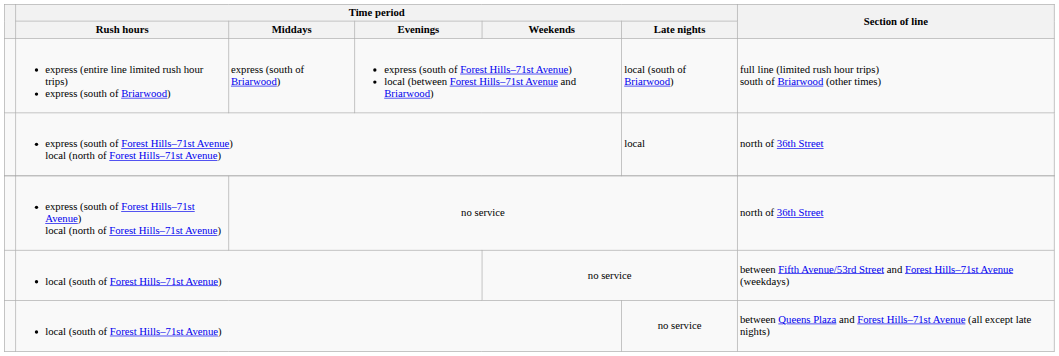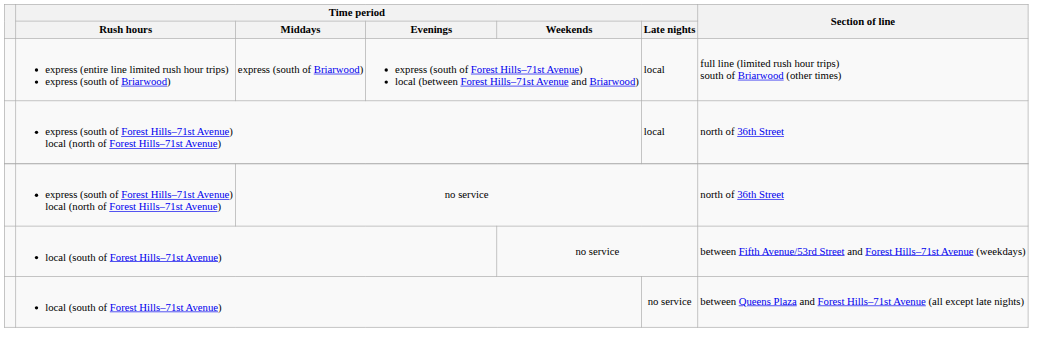(655, 75) local (south of Briarwood) -> (654, 69) local
